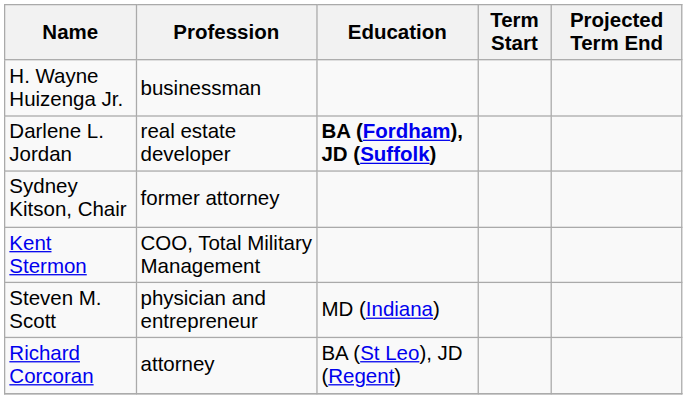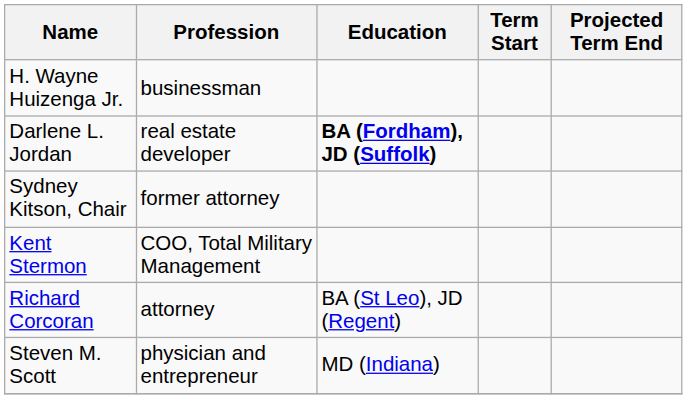rows swapped: (51, 365) <-> (55, 309)
